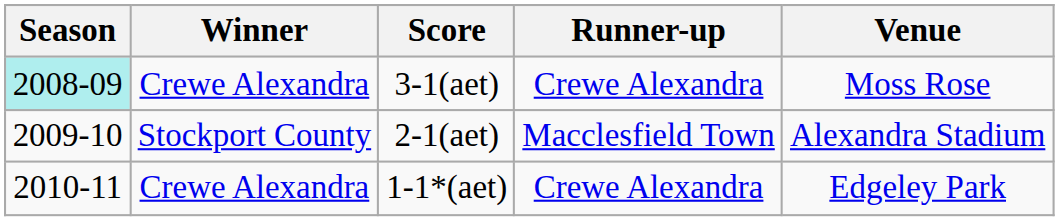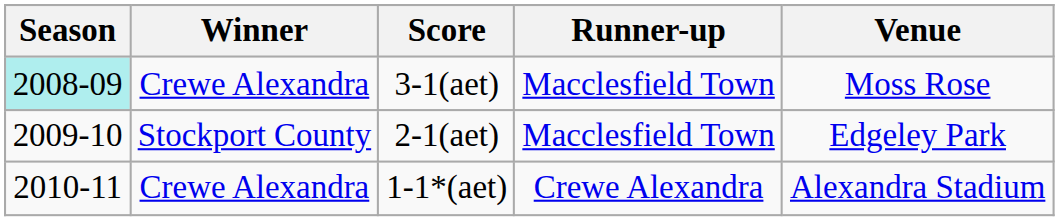(649, 82) Crewe Alexandra -> (649, 82) Macclesfield Town
(918, 135) Alexandra Stadium -> (918, 135) Edgeley Park
(918, 187) Edgeley Park -> (918, 187) Alexandra Stadium
